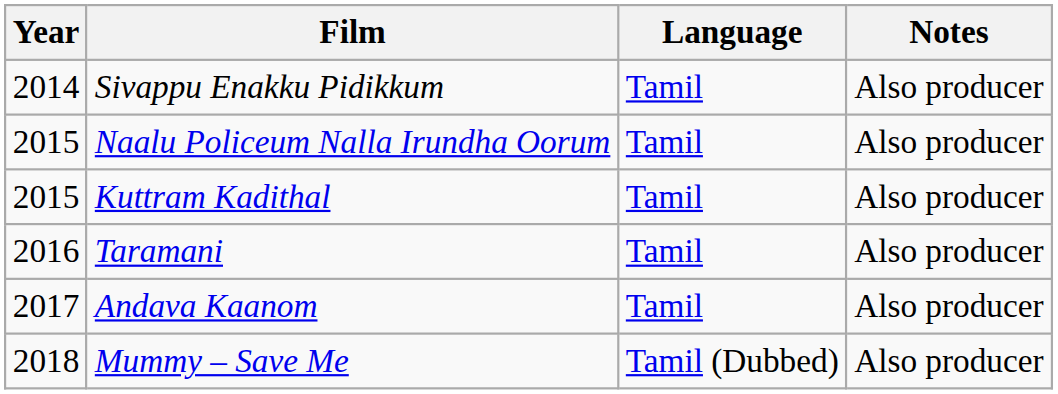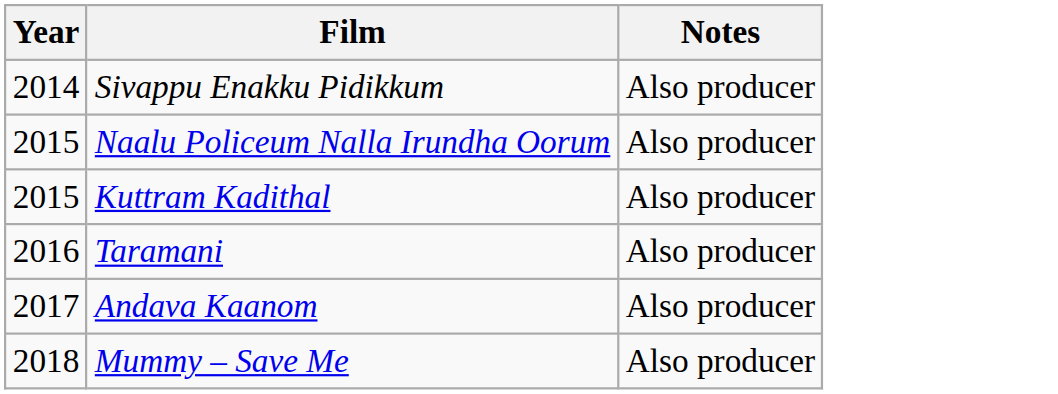- column: (732, 32)
